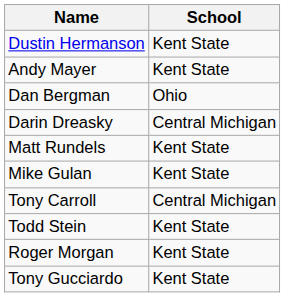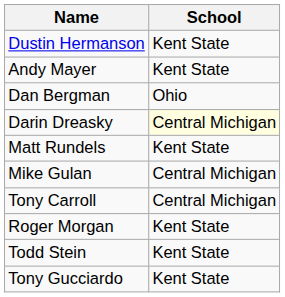(214, 122) no background -> (214, 122) lightyellow background
(191, 174) Kent State -> (214, 174) Central Michigan
rows swapped: (47, 226) <-> (61, 252)
